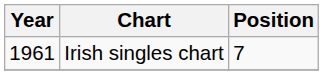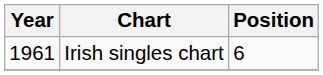(239, 53) 7 -> (239, 53) 6
